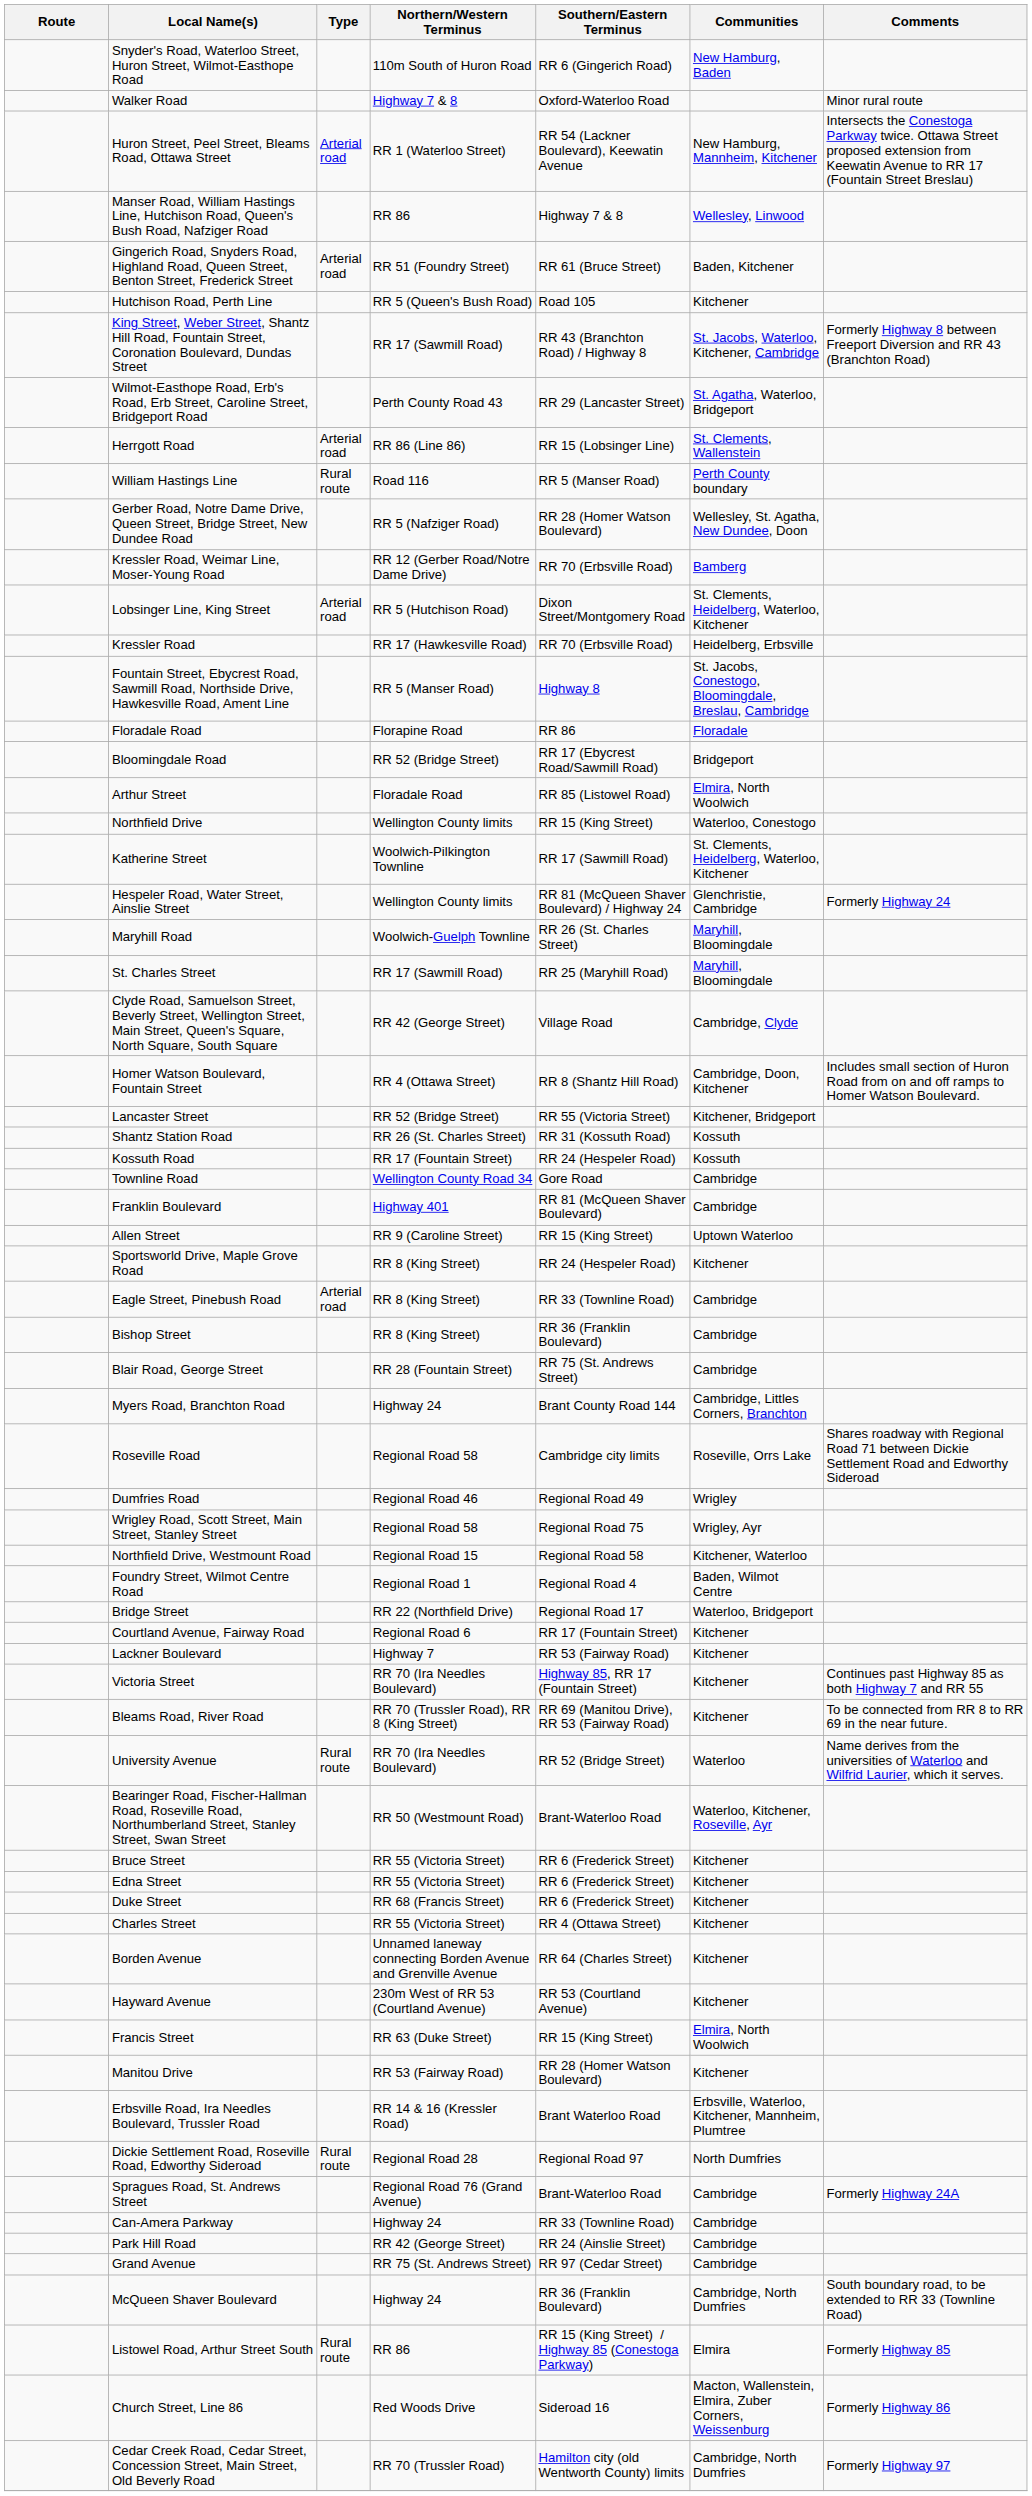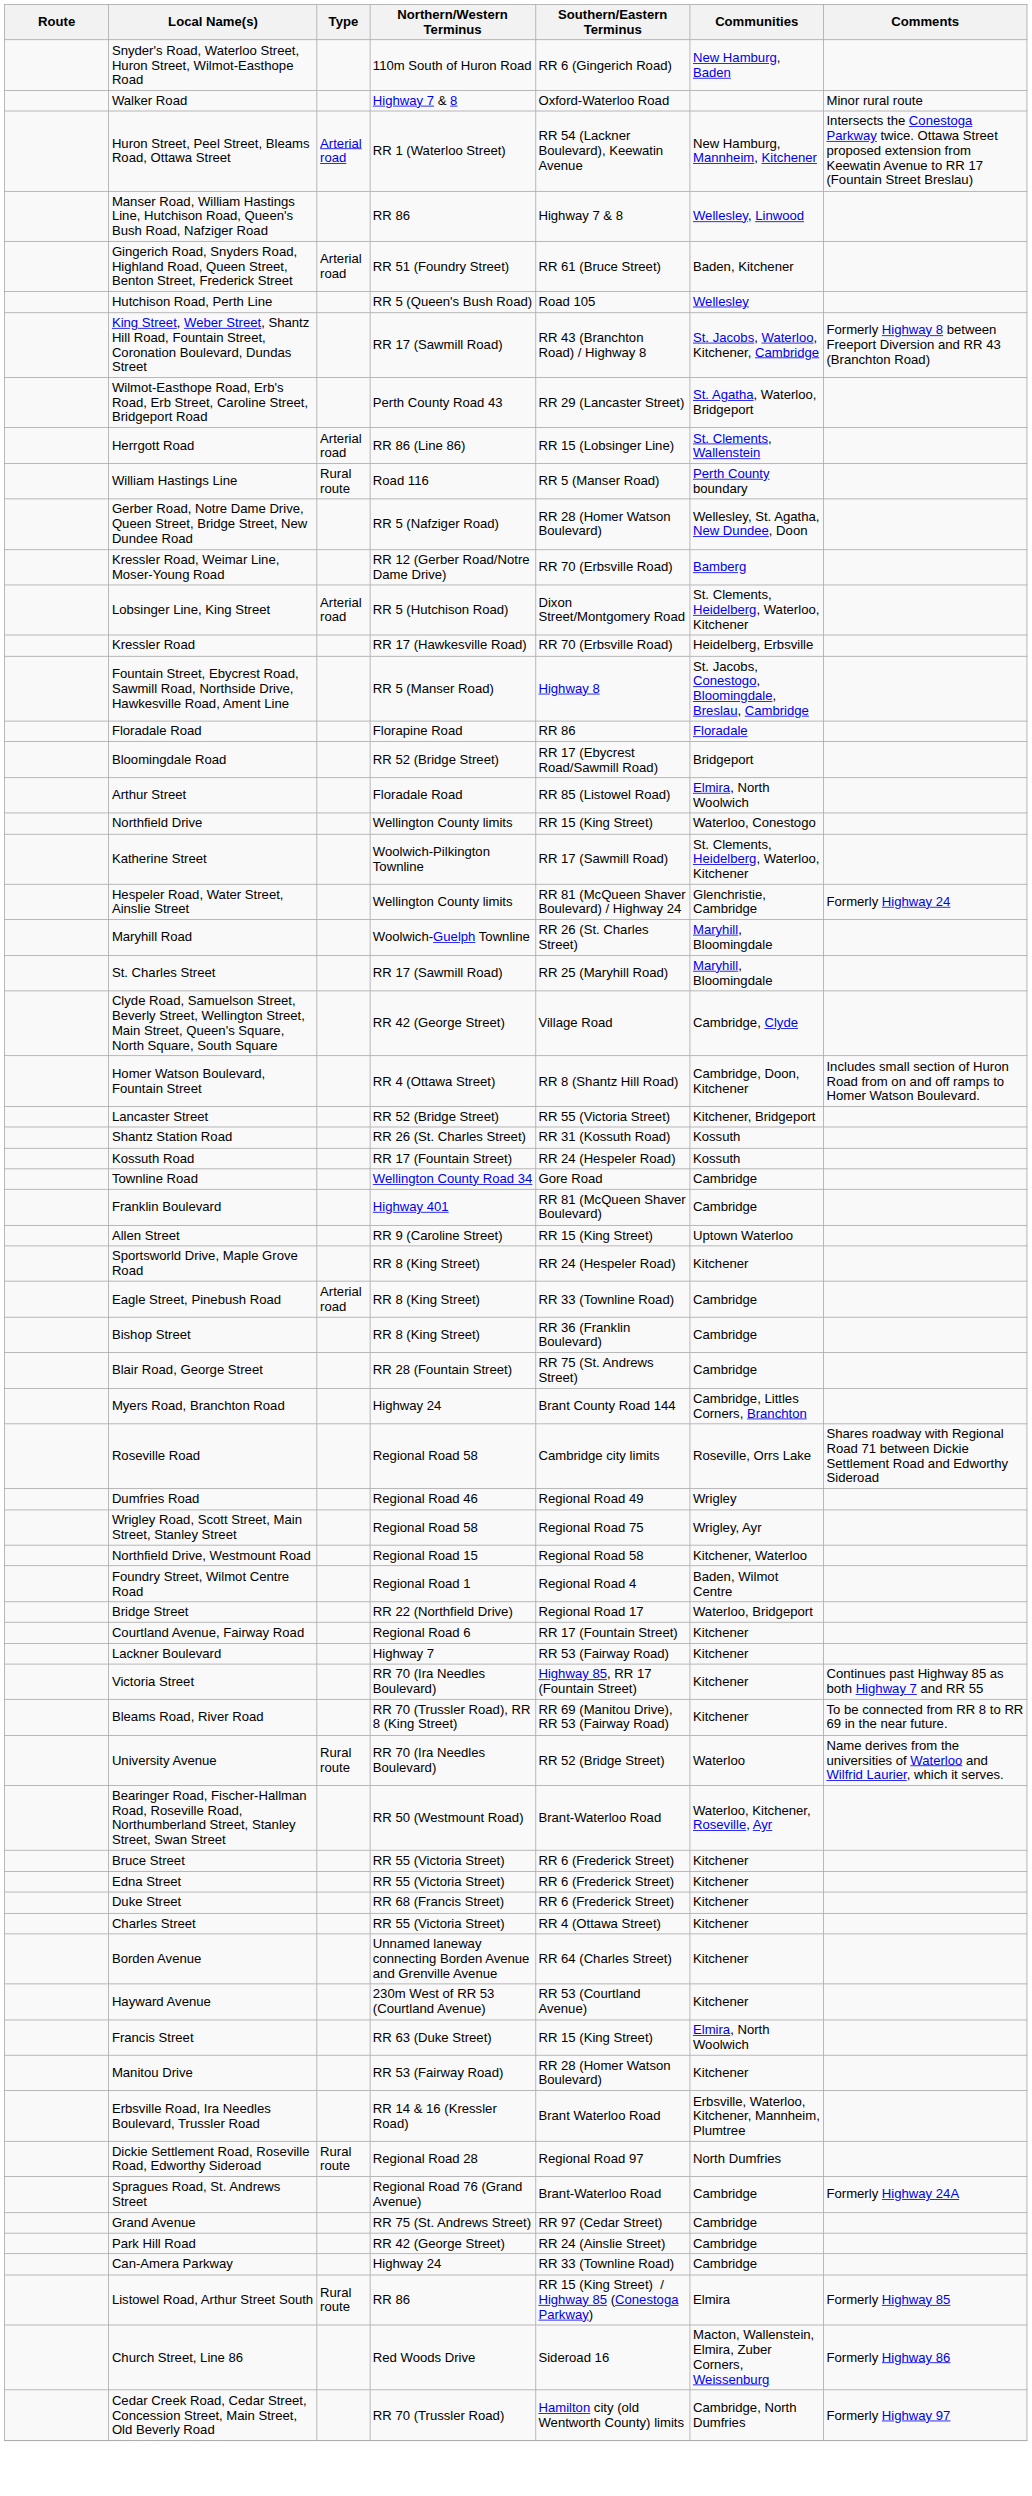(721, 302) Kitchener -> (721, 302) Wellesley
rows swapped: (154, 2264) <-> (172, 2222)
- row: (194, 2299)
